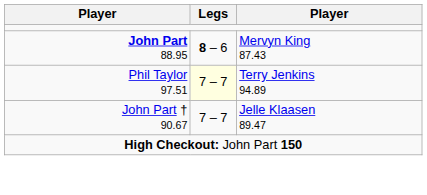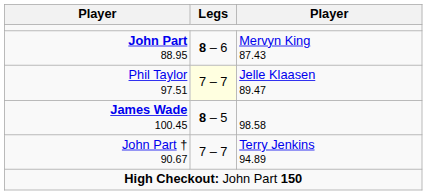(277, 82) Terry Jenkins 94.89 -> (277, 82) Jelle Klaasen 89.47
+ row: (149, 117)
(277, 117) Jelle Klaasen 89.47 -> (277, 152) Terry Jenkins 94.89
